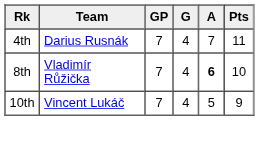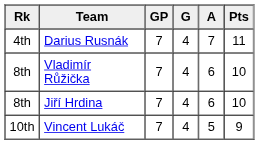(211, 72) bold -> (211, 72) normal
+ row: (73, 103)
